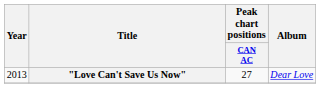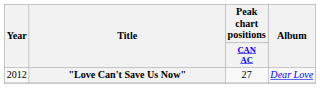(17, 75) 2013 -> (17, 75) 2012
